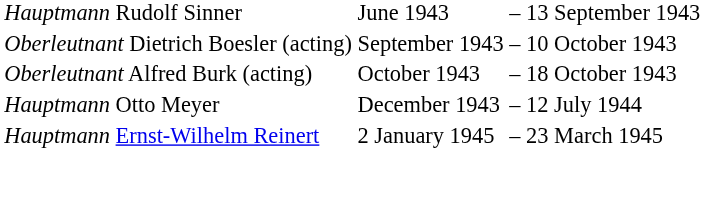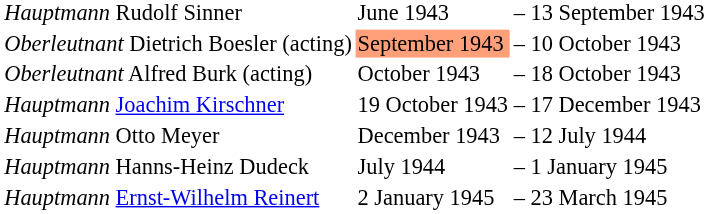(431, 43) no background -> (431, 43) lightsalmon background
+ row: (144, 104)
+ row: (157, 166)
